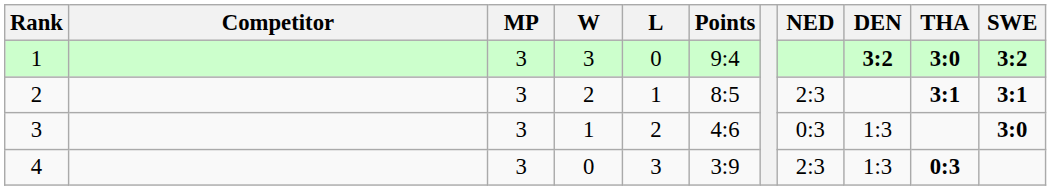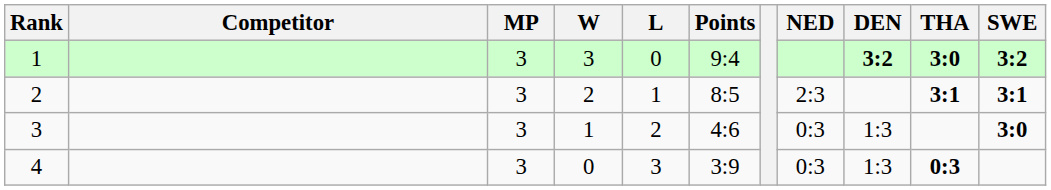(810, 166) 2:3 -> (810, 166) 0:3
